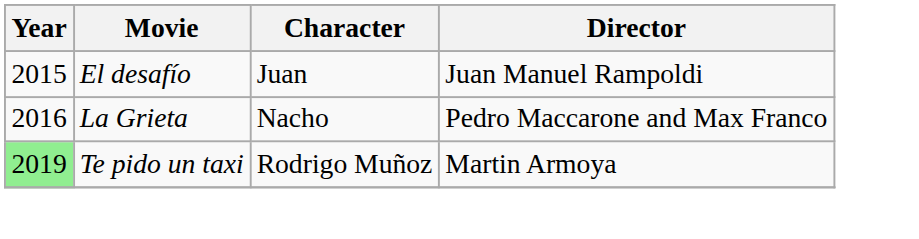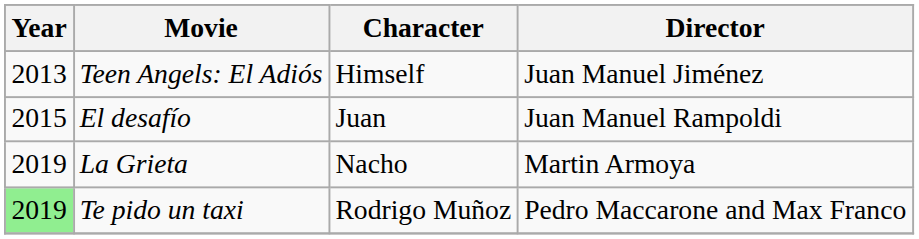+ row: (201, 73)
(39, 118) 2016 -> (39, 164) 2019
(636, 118) Pedro Maccarone and Max Franco -> (610, 164) Martin Armoya
(531, 164) Martin Armoya -> (715, 210) Pedro Maccarone and Max Franco
